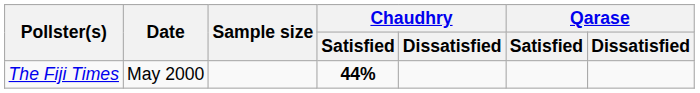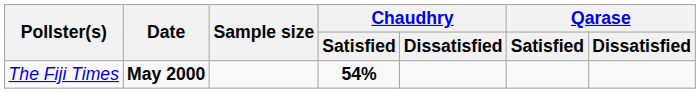(166, 74) normal -> (166, 74) bold
(358, 74) 44% -> (359, 74) 54%
